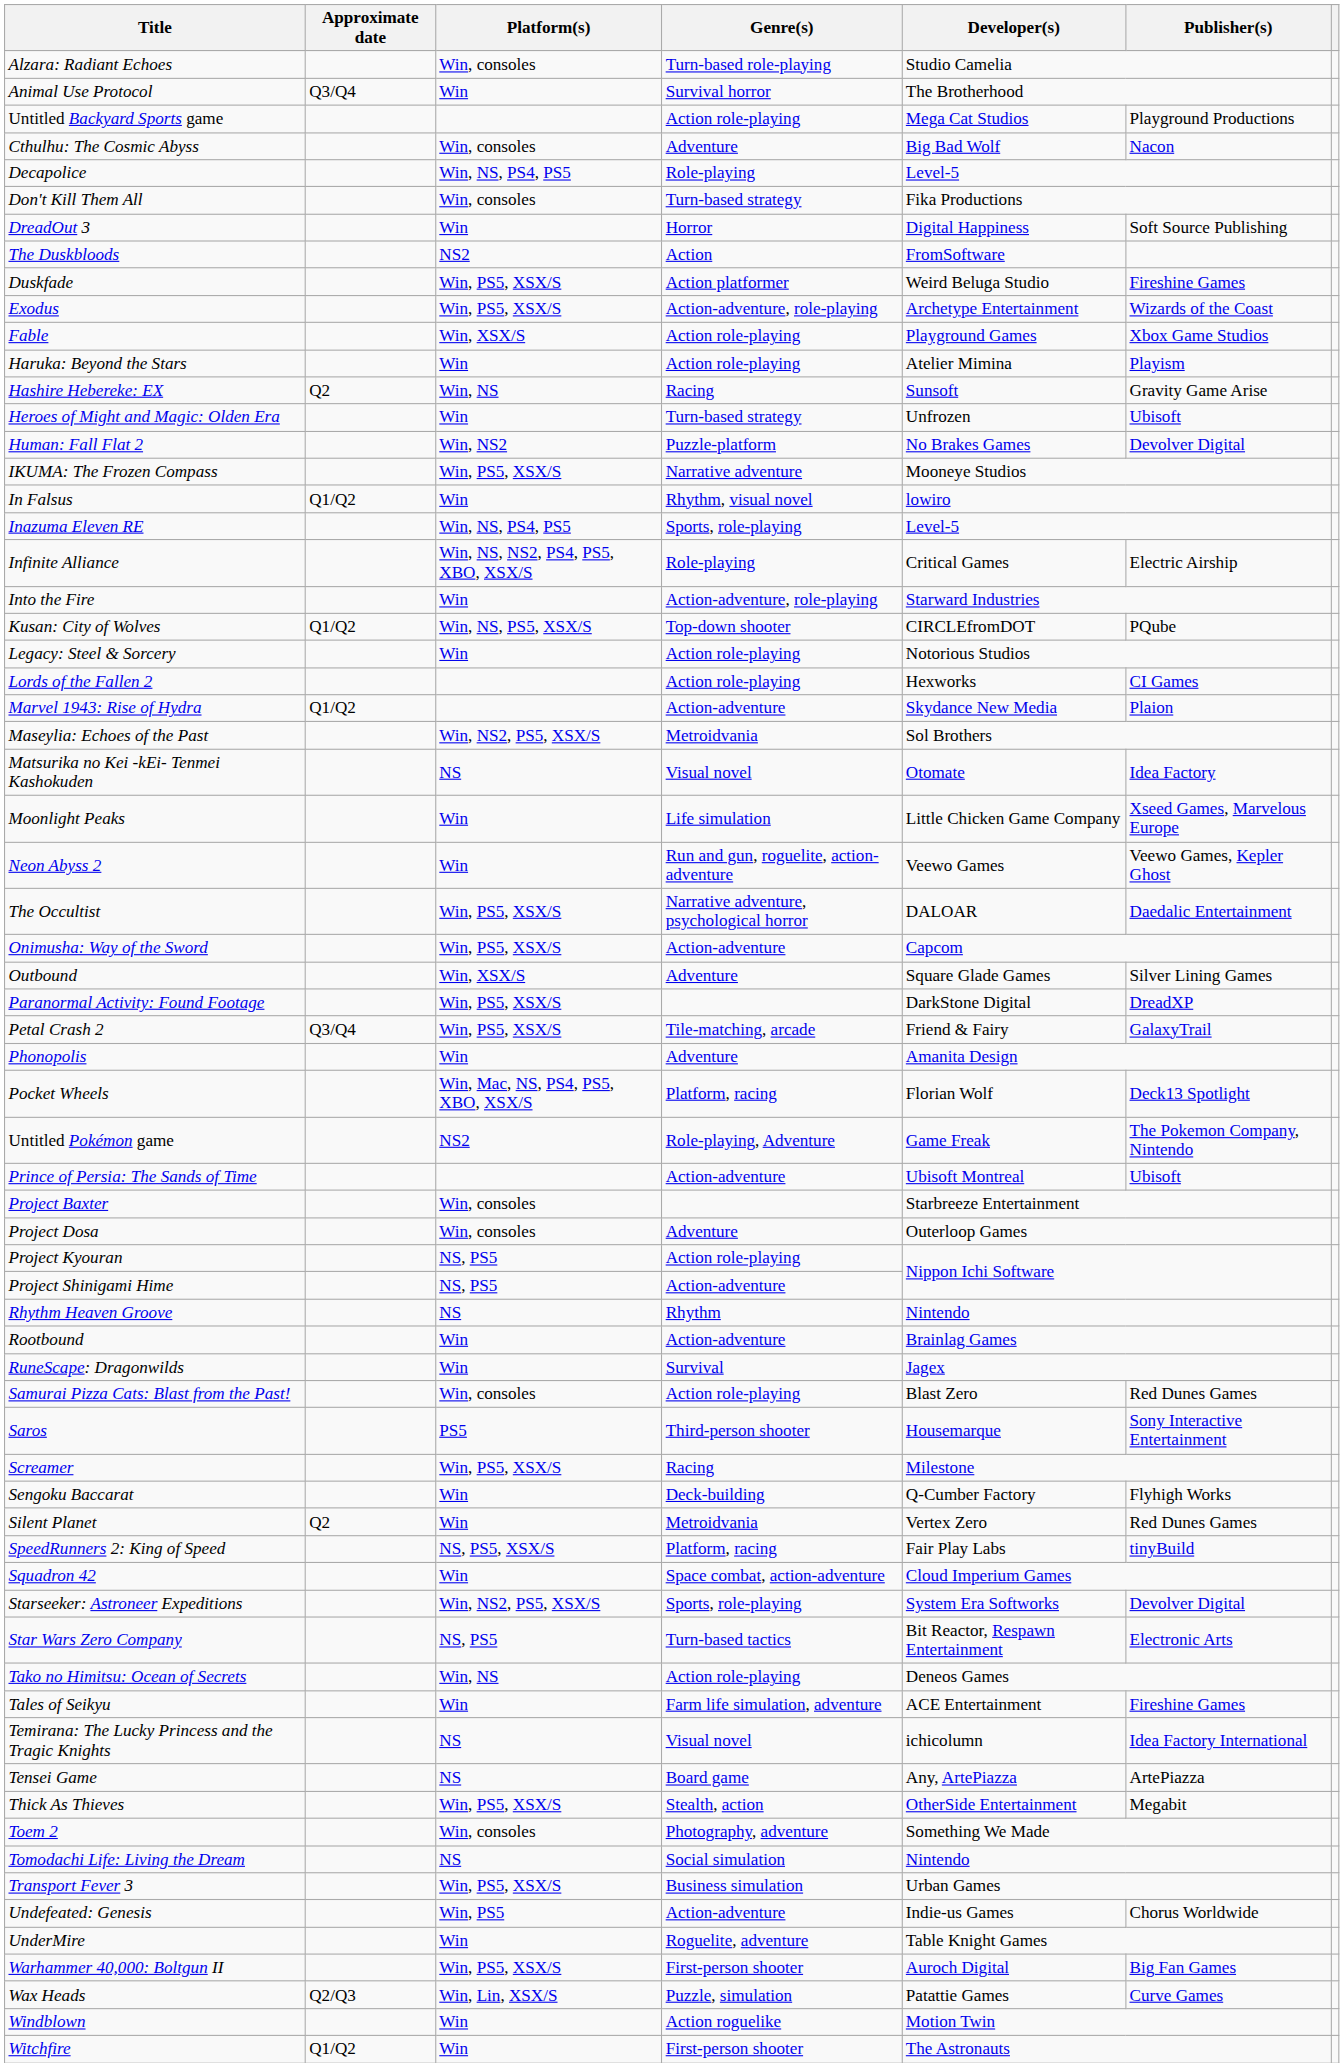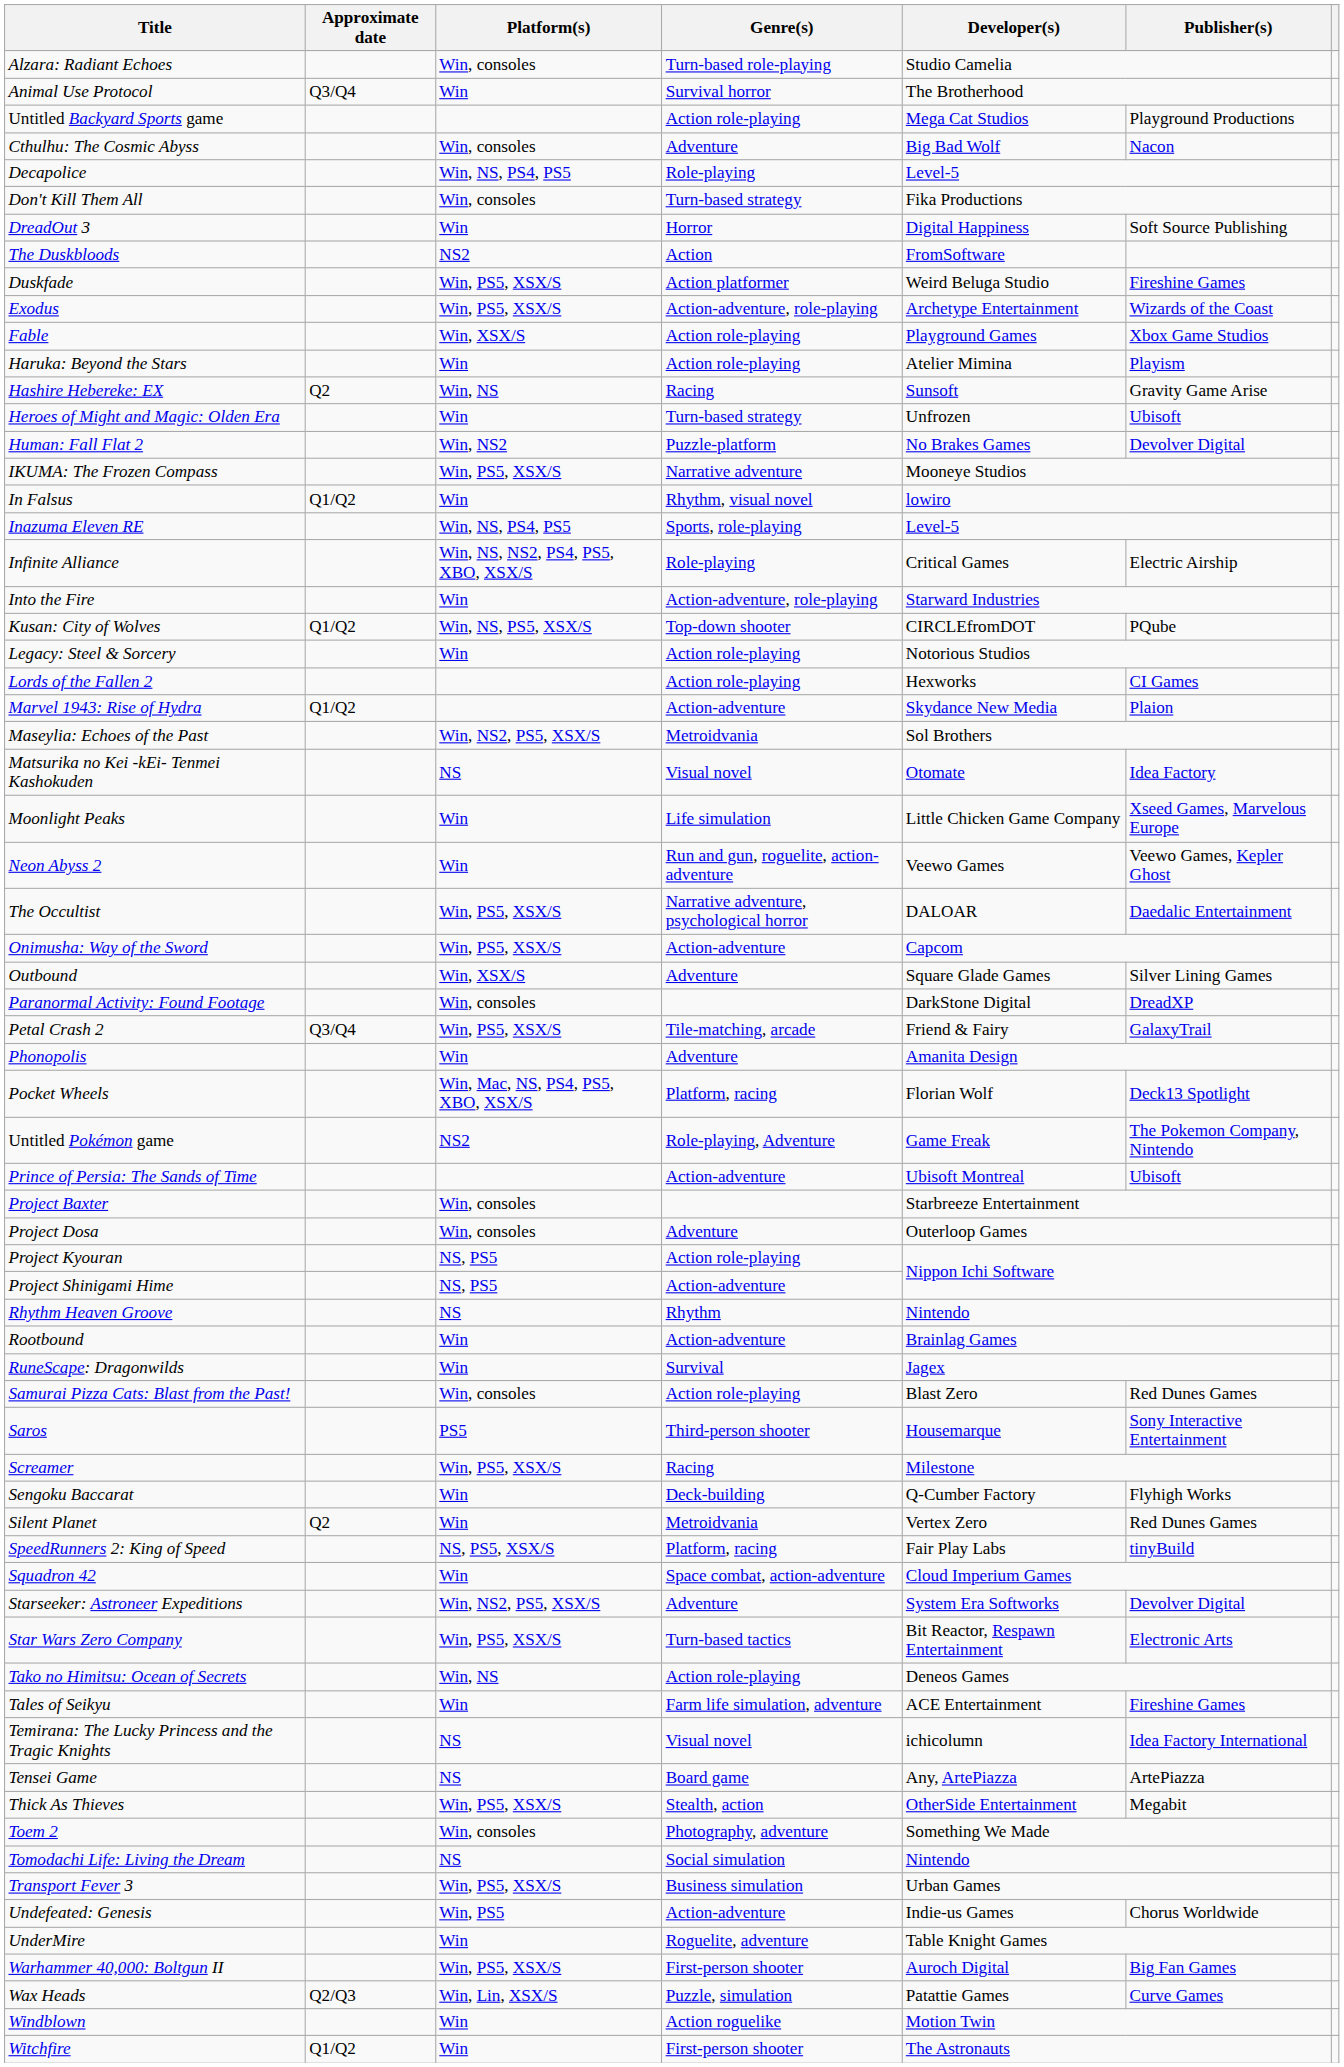(500, 1002) Win, PS5, XSX/S -> (487, 1002) Win, consoles
(734, 1603) Sports, role-playing -> (702, 1603) Adventure
(468, 1640) NS, PS5 -> (500, 1640) Win, PS5, XSX/S
